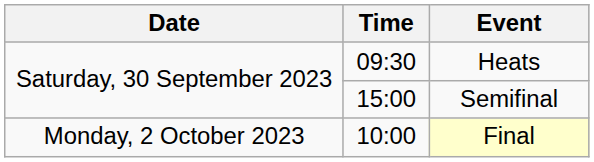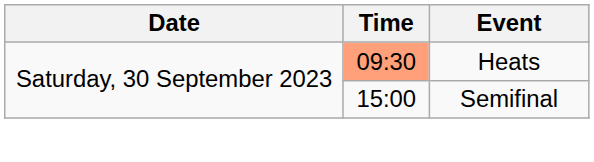(386, 61) no background -> (386, 61) lightsalmon background
- row: (509, 136)
